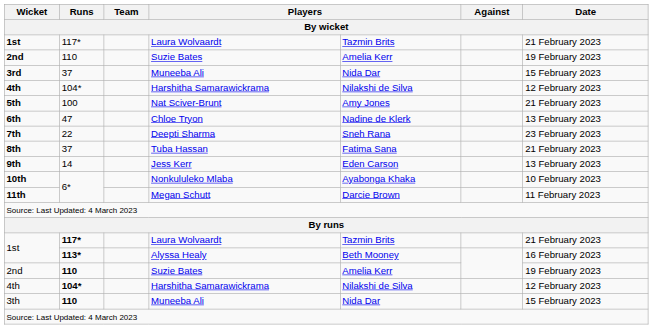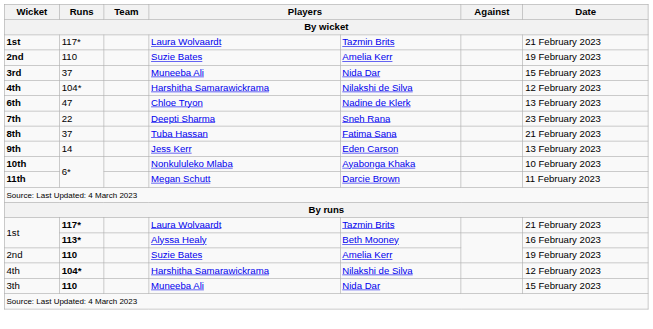- row: (14, 103)
